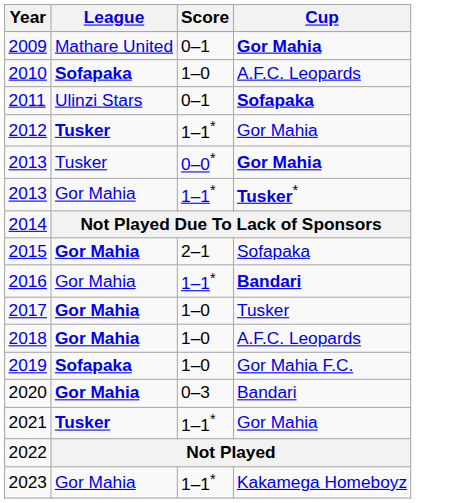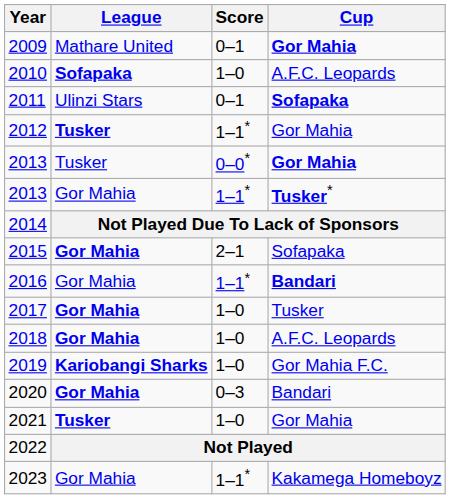(93, 365) Sofapaka -> (131, 365) Kariobangi Sharks
(198, 422) 1–1* -> (230, 420) 1–0
